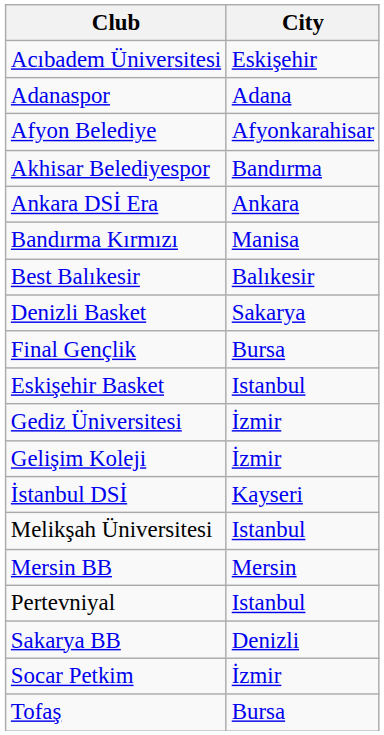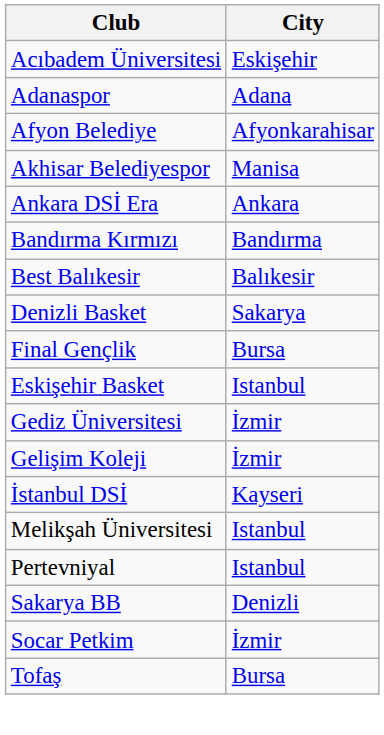(277, 167) Bandırma -> (265, 167) Manisa
(265, 240) Manisa -> (277, 240) Bandırma
- row: (61, 566)
